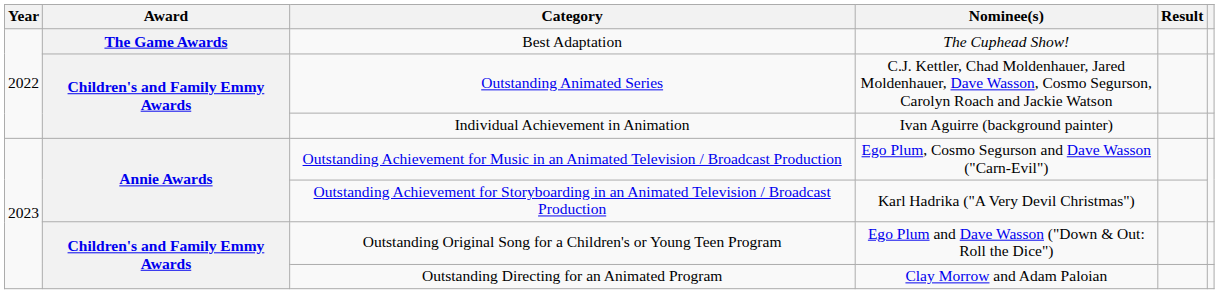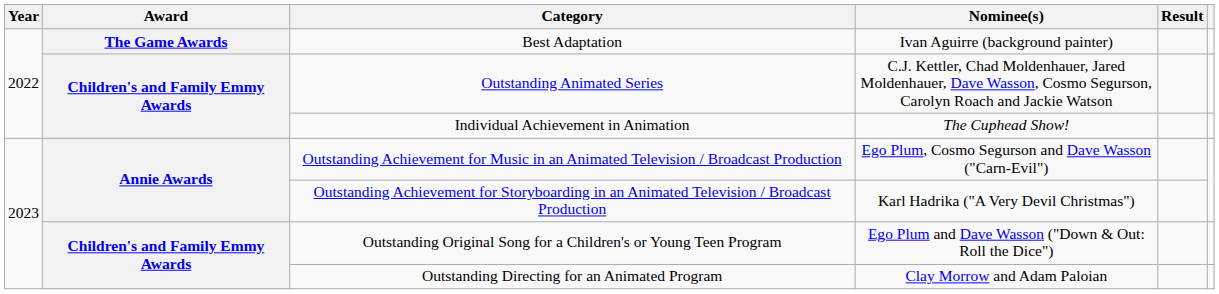(1006, 41) The Cuphead Show! -> (1006, 41) Ivan Aguirre (background painter)
(1006, 125) Ivan Aguirre (background painter) -> (1006, 125) The Cuphead Show!
